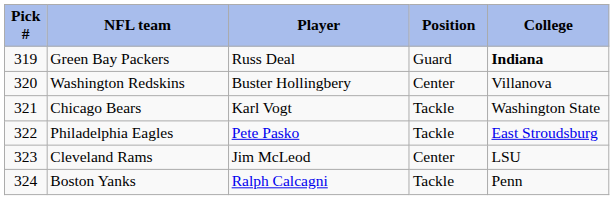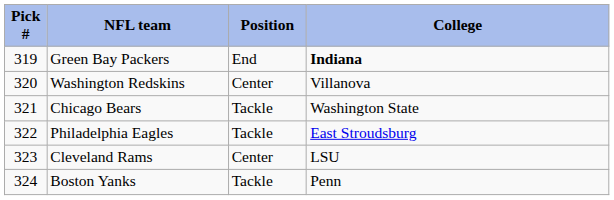- column: (319, 25)
(432, 58) Guard -> (244, 58) End
